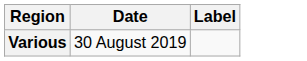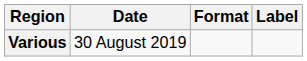+ column: (221, 17)
